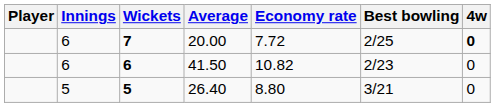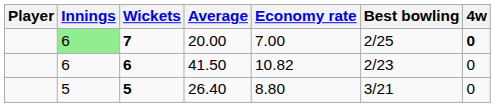(66, 41) no background -> (66, 41) lightgreen background
(270, 41) 7.72 -> (270, 41) 7.00
